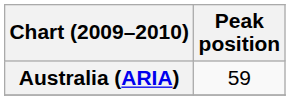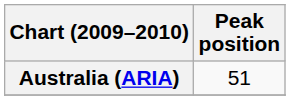(239, 77) 59 -> (239, 77) 51
